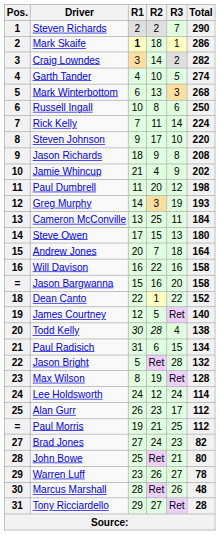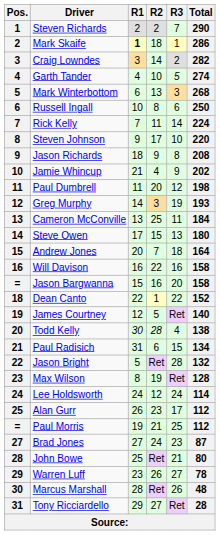(201, 443) 82 -> (201, 443) 87
